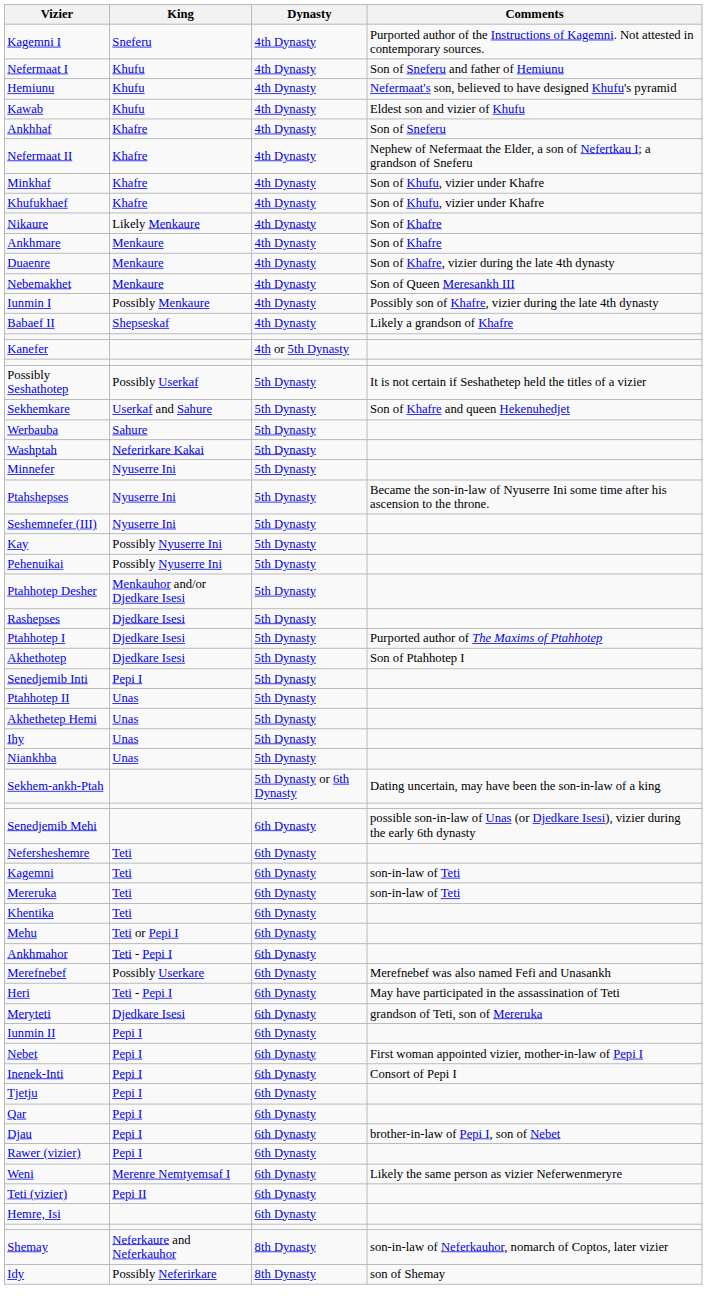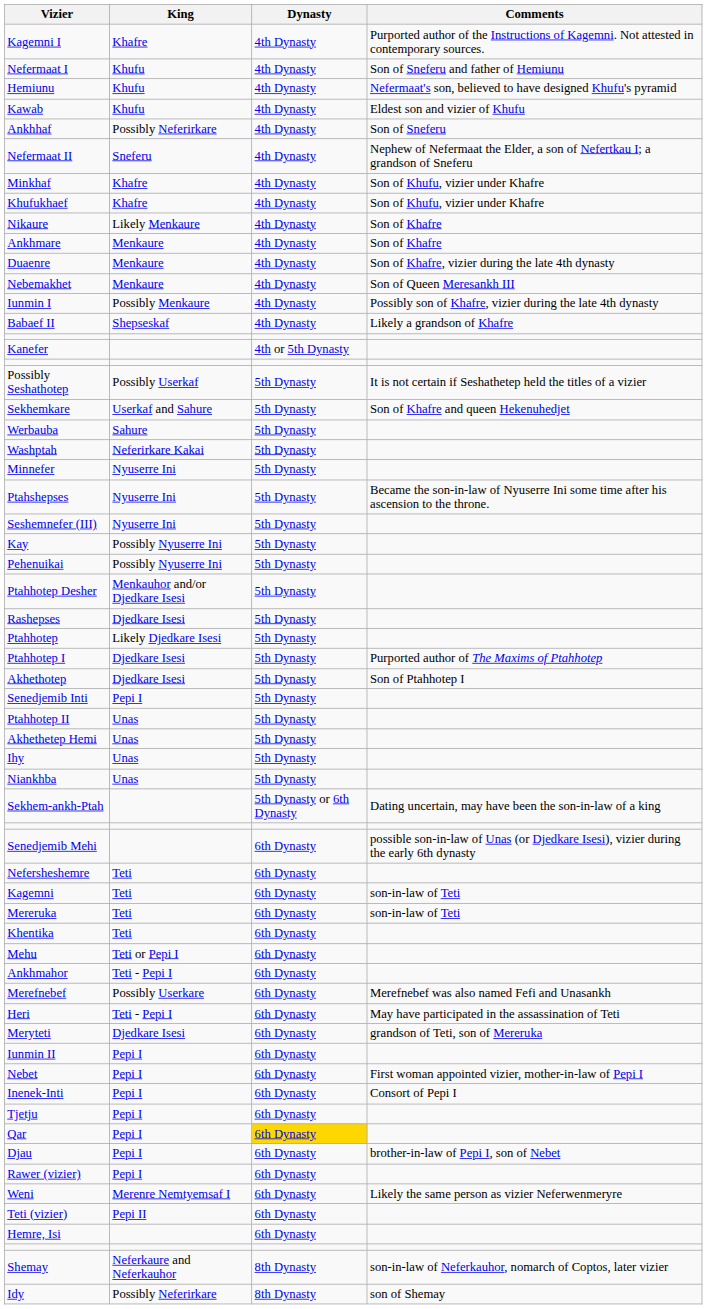(132, 41) Sneferu -> (130, 41) Khafre
(130, 128) Khafre -> (164, 128) Possibly Neferirkare
(130, 156) Khafre -> (132, 156) Sneferu
+ row: (33, 638)
(285, 1113) no background -> (285, 1133) gold background
